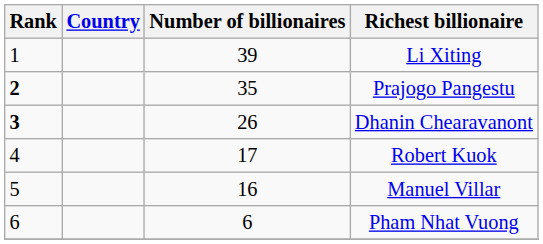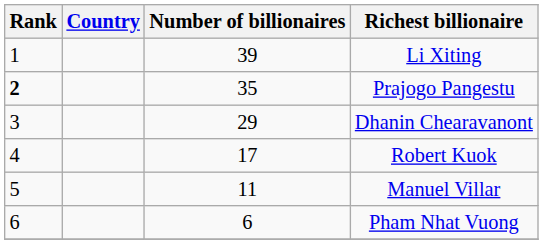(14, 122) bold -> (14, 122) normal
(247, 122) 26 -> (247, 122) 29
(247, 189) 16 -> (247, 189) 11
